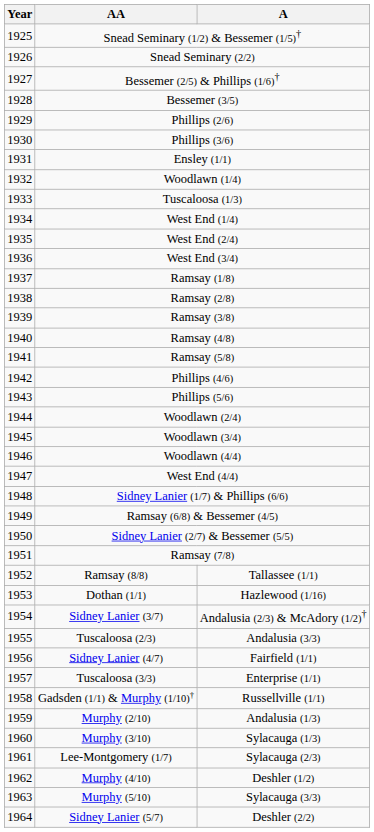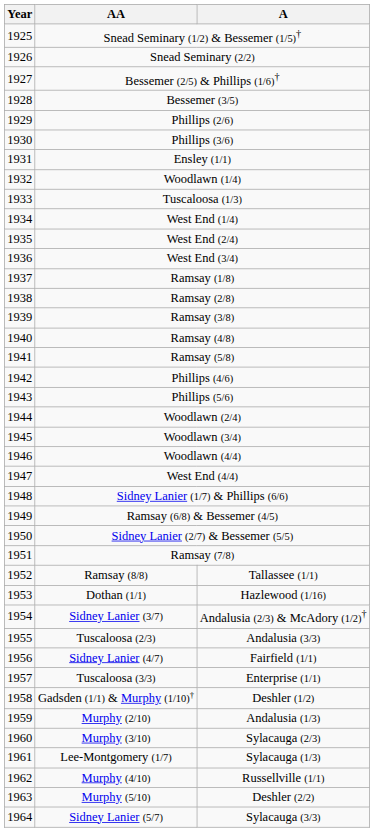(283, 698) Russellville (1/1) -> (283, 698) Deshler (1/2)
(283, 738) Sylacauga (1/3) -> (283, 738) Sylacauga (2/3)
(283, 757) Sylacauga (2/3) -> (283, 757) Sylacauga (1/3)
(283, 777) Deshler (1/2) -> (283, 777) Russellville (1/1)
(283, 797) Sylacauga (3/3) -> (283, 797) Deshler (2/2)
(283, 817) Deshler (2/2) -> (283, 817) Sylacauga (3/3)
